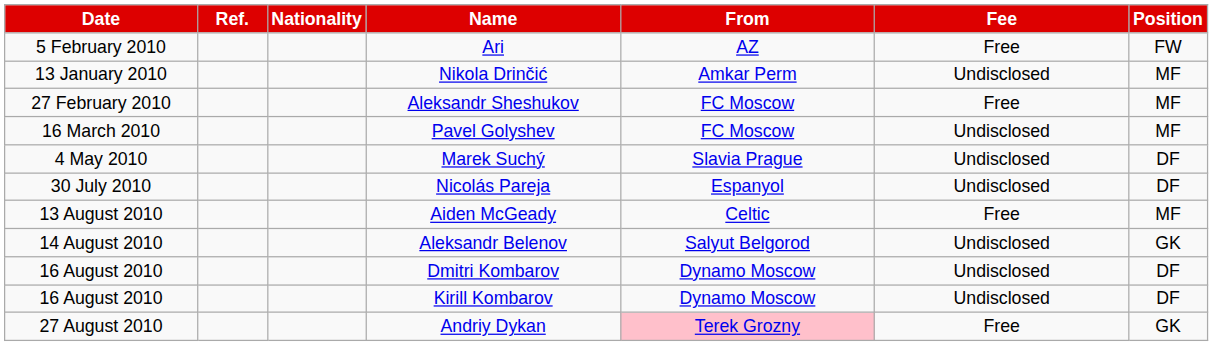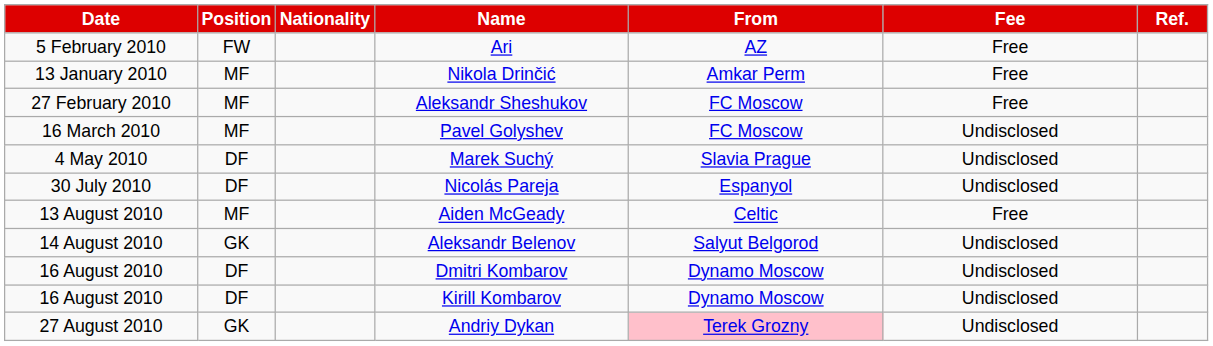columns swapped: (1168, 19) <-> (232, 19)
(1002, 75) Undisclosed -> (1010, 75) Free
(1002, 327) Free -> (1010, 327) Undisclosed
